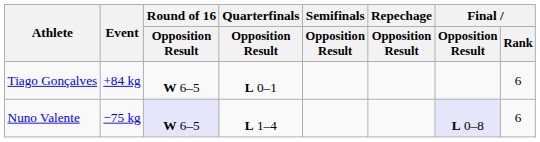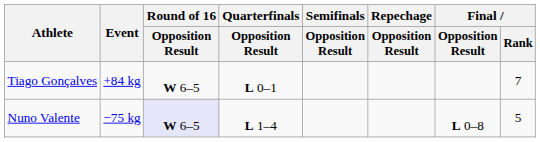(518, 80) 6 -> (518, 80) 7
(468, 126) lavender background -> (468, 126) no background
(518, 118) 6 -> (518, 118) 5
